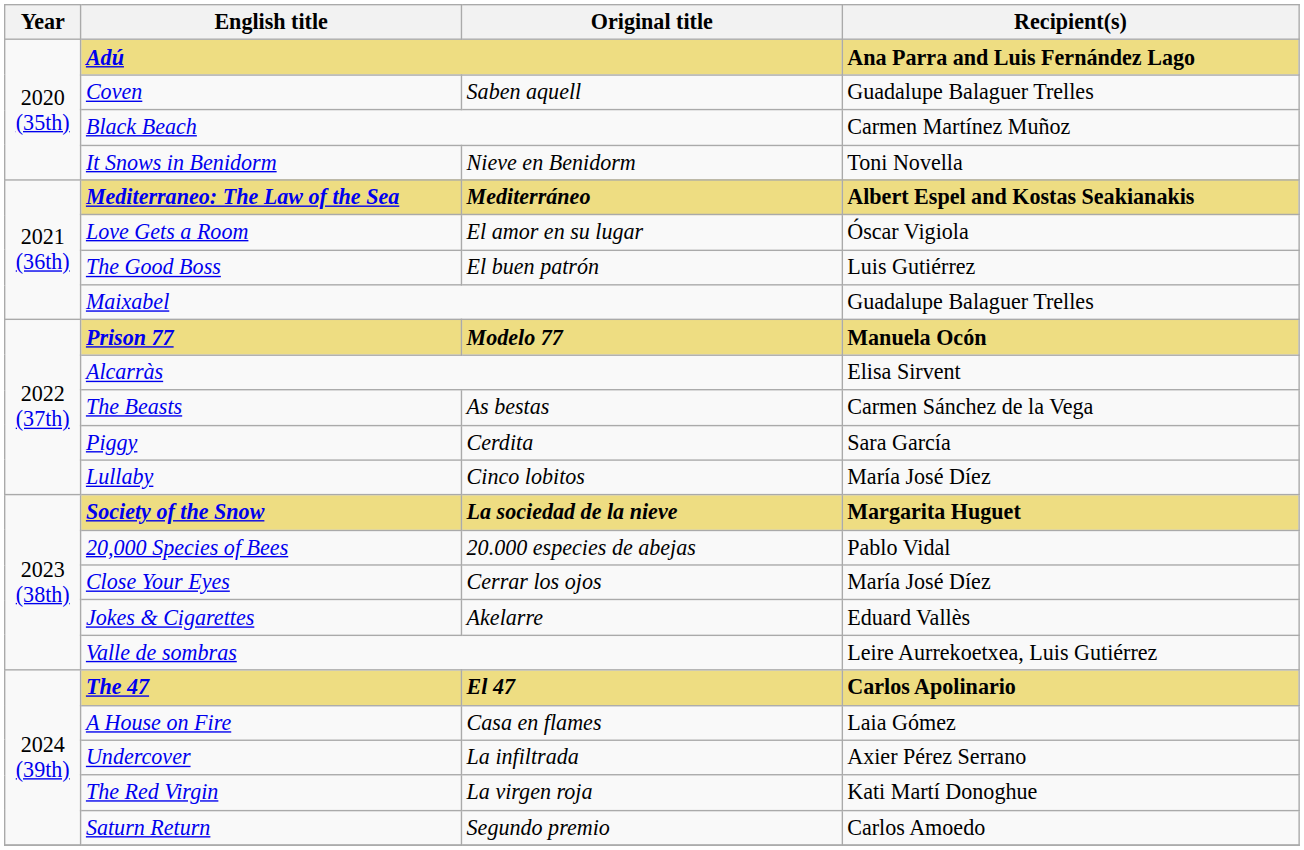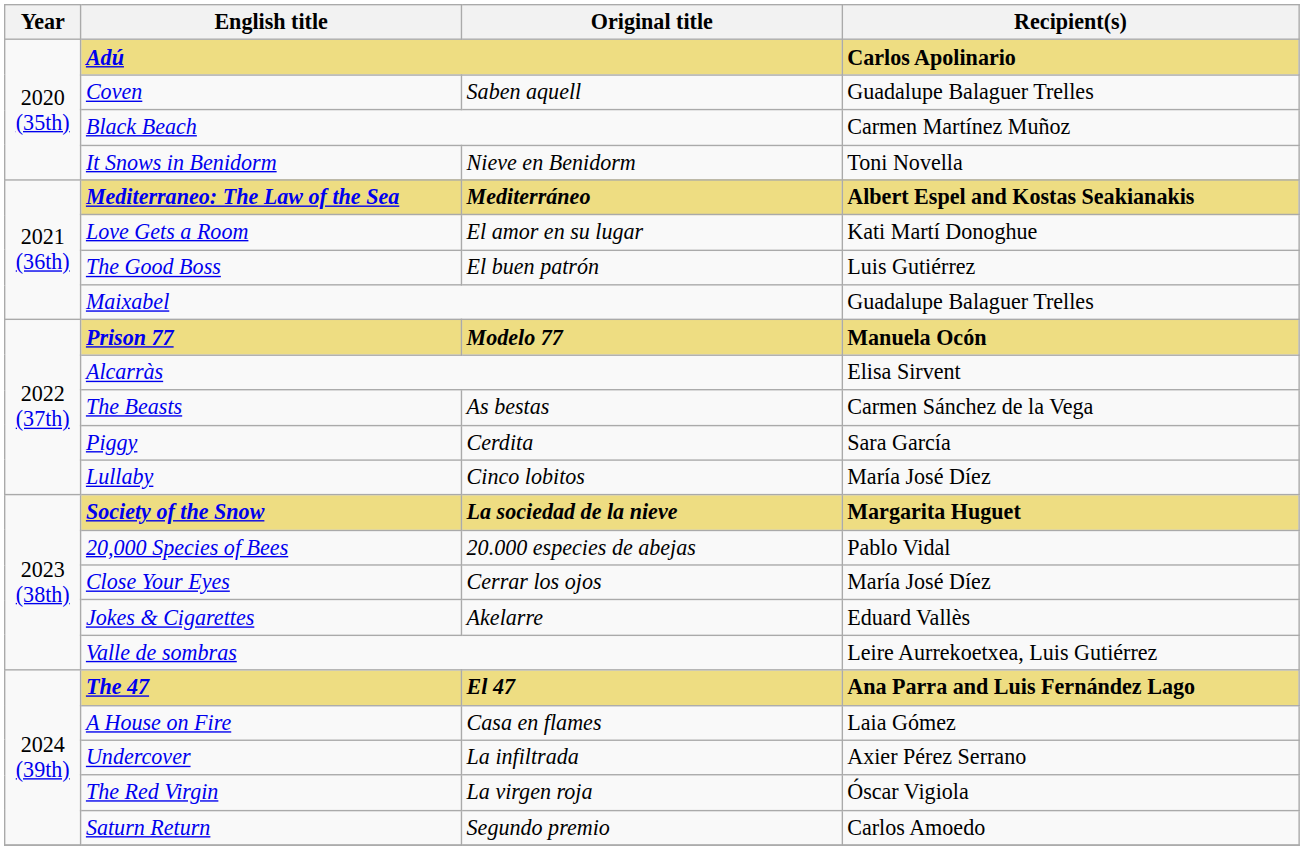(1021, 57) Ana Parra and Luis Fernández Lago -> (932, 57) Carlos Apolinario
(908, 232) Óscar Vigiola -> (942, 232) Kati Martí Donoghue
(932, 687) Carlos Apolinario -> (1021, 687) Ana Parra and Luis Fernández Lago
(942, 792) Kati Martí Donoghue -> (908, 792) Óscar Vigiola
